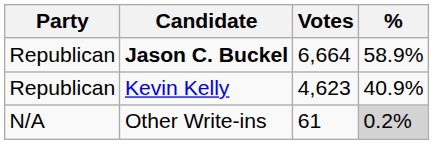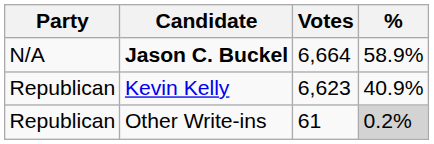(62, 54) Republican -> (27, 54) N/A
(324, 88) 4,623 -> (324, 88) 6,623
(27, 121) N/A -> (62, 121) Republican
